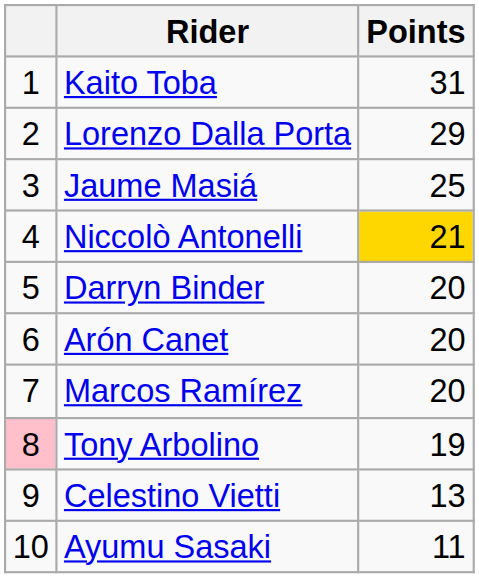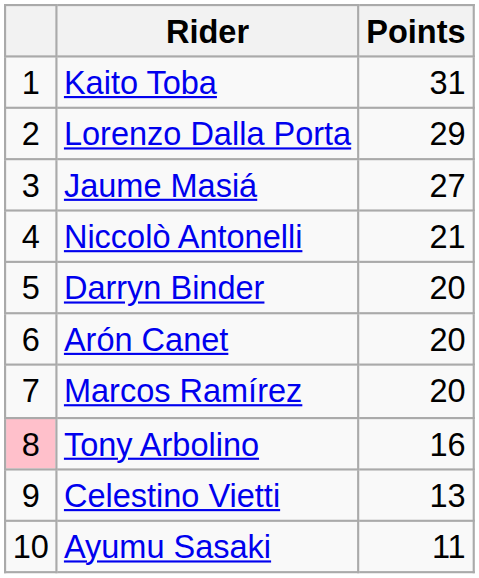(448, 185) 25 -> (448, 185) 27
(448, 237) gold background -> (448, 237) no background
(448, 443) 19 -> (448, 443) 16
